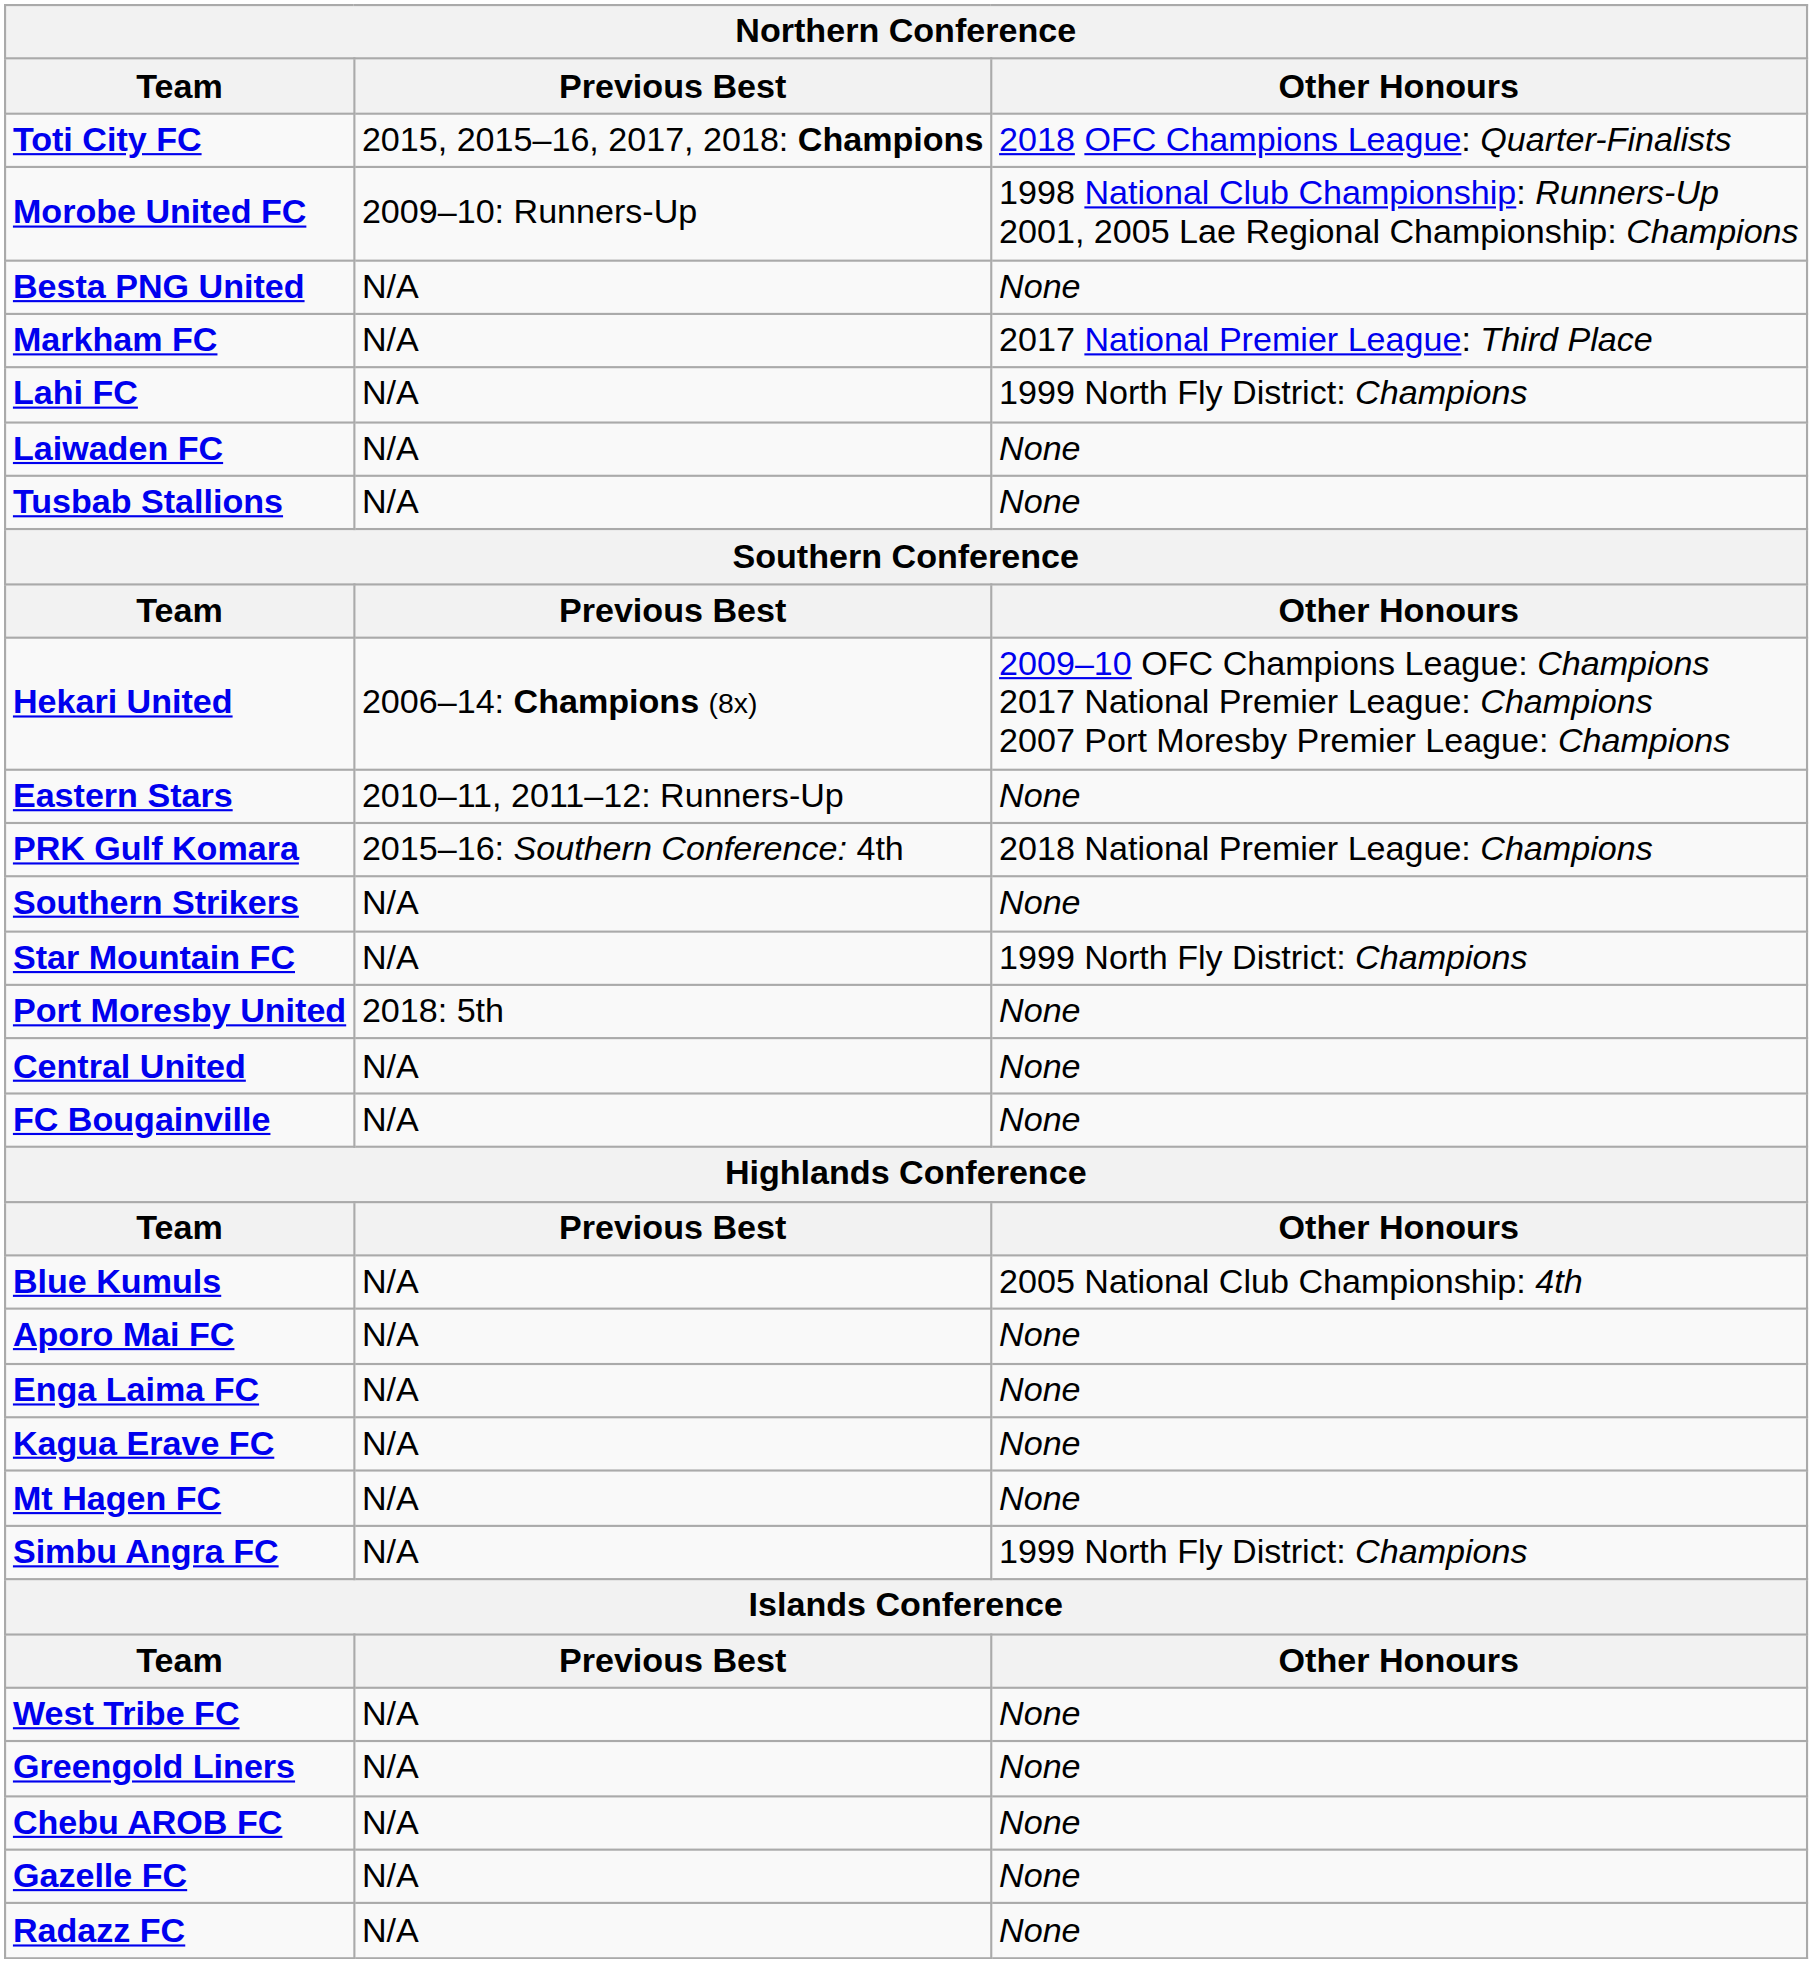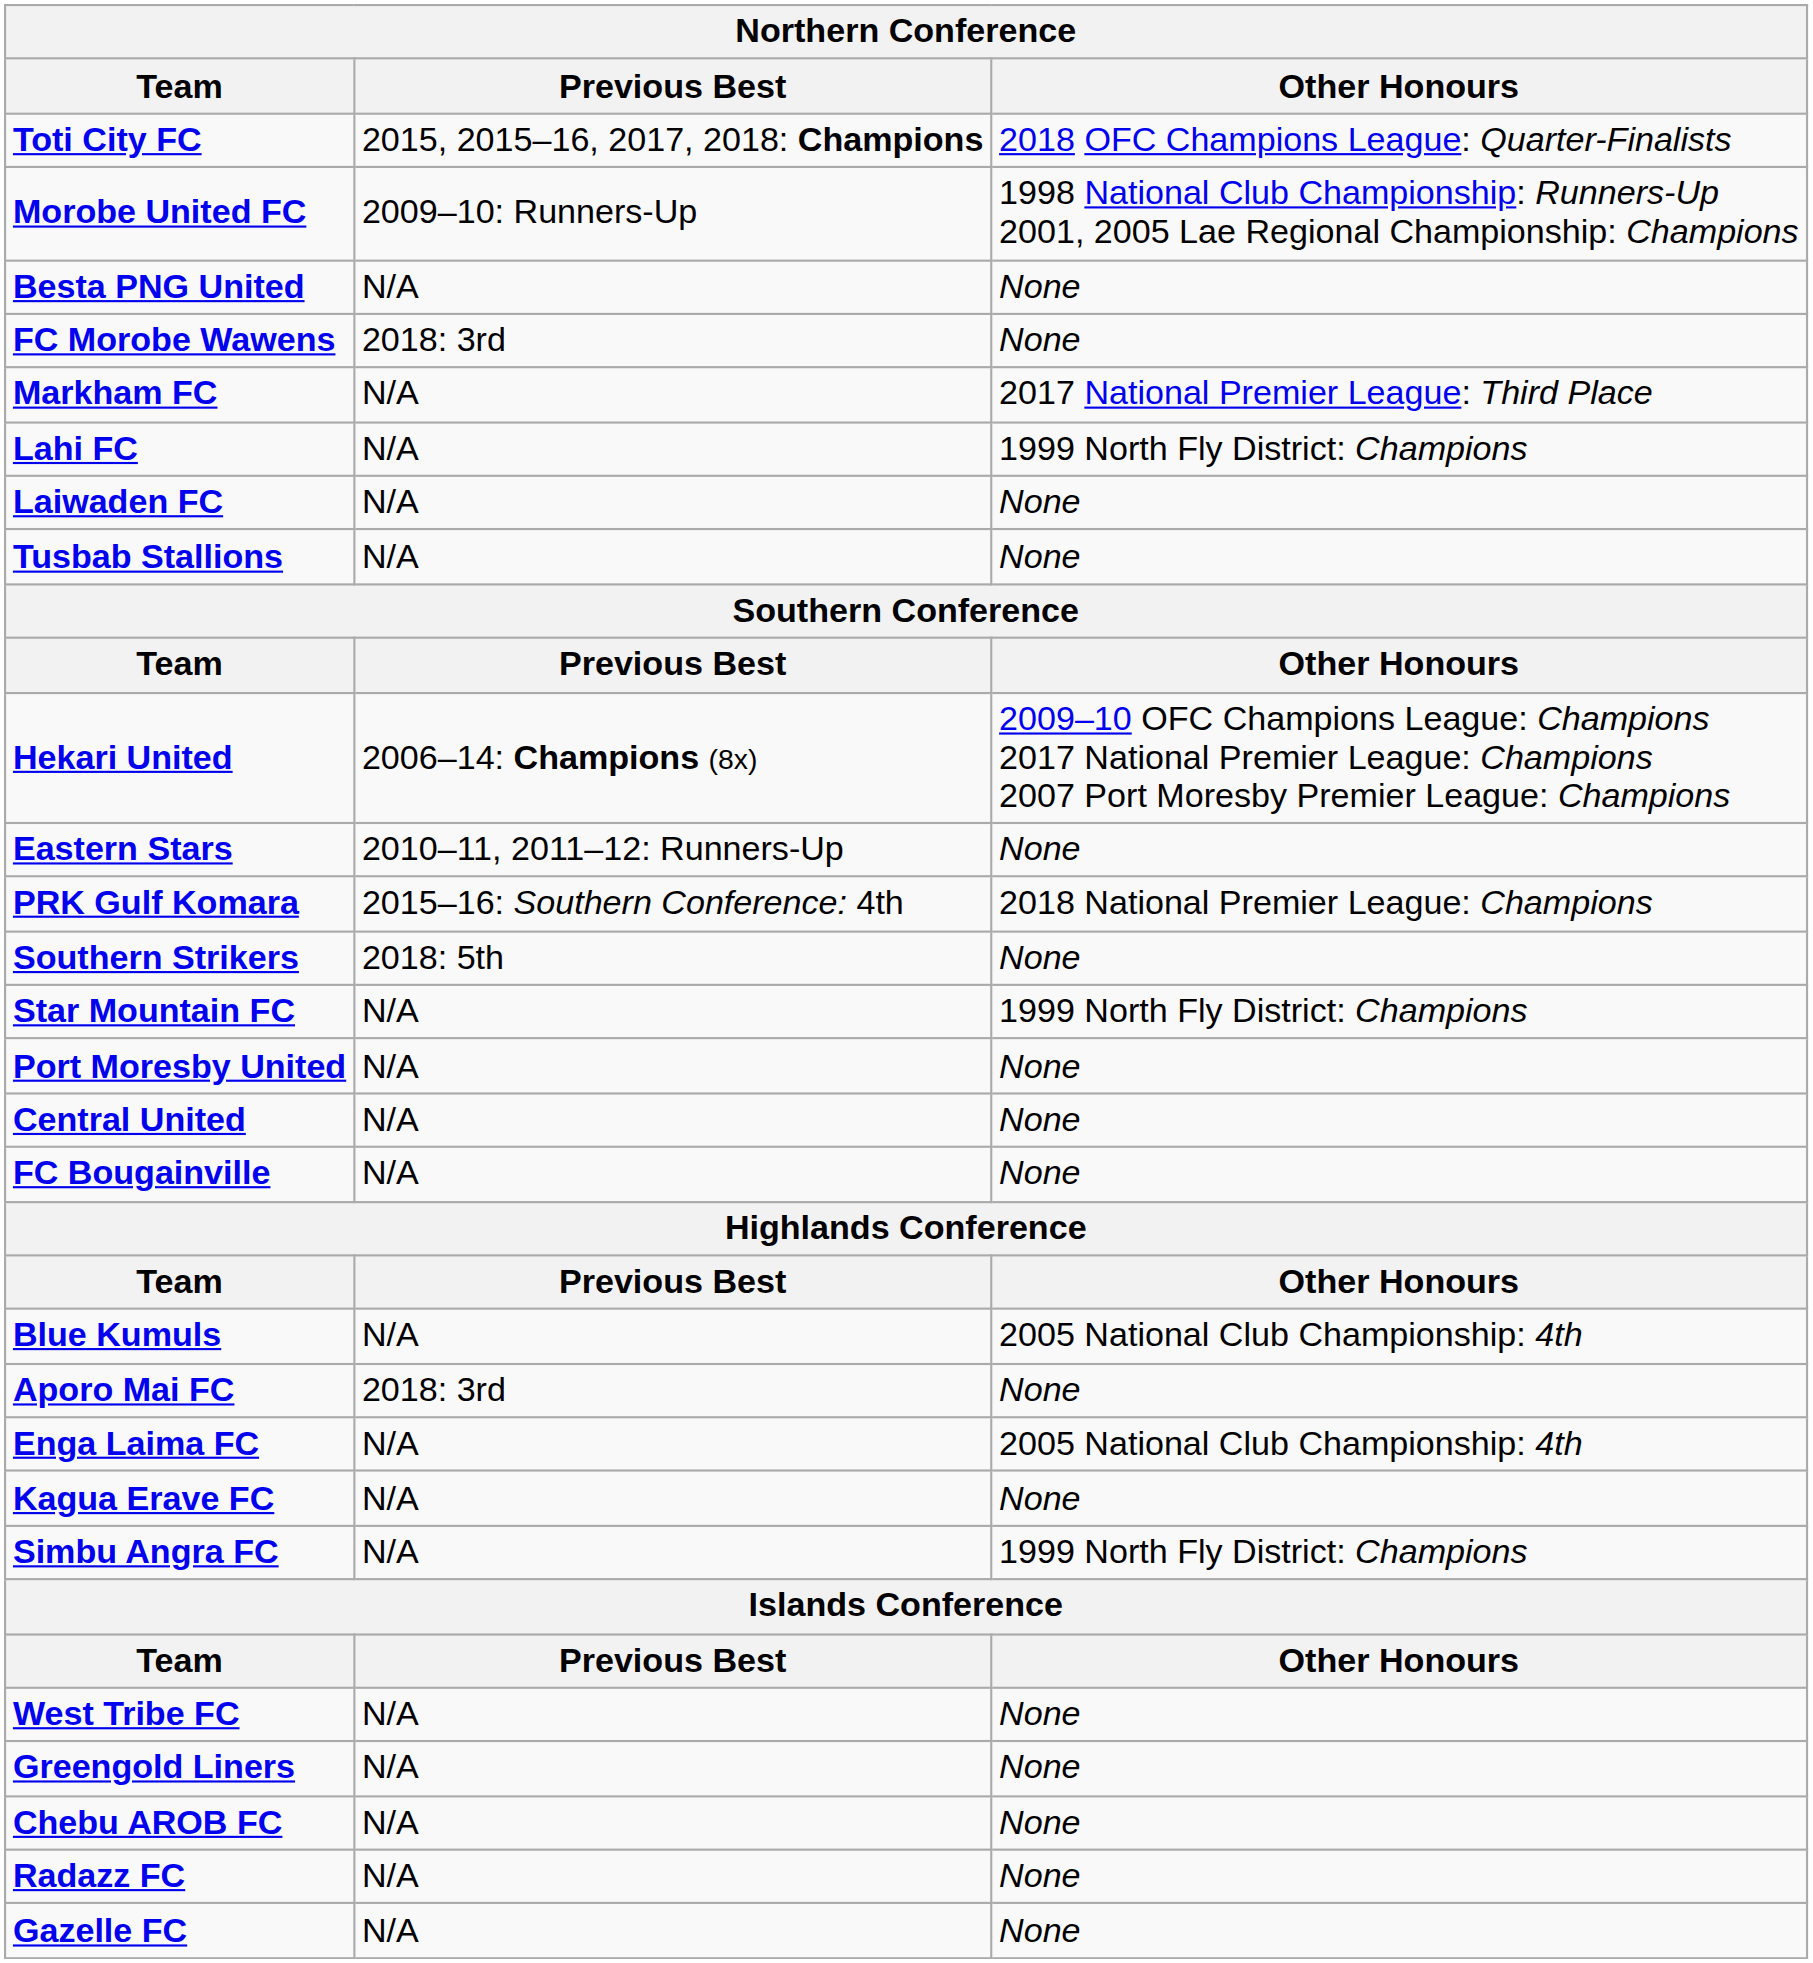+ row: (174, 340)
(390, 903) N/A -> (433, 957) 2018: 5th
(433, 1011) 2018: 5th -> (390, 1065) N/A
(390, 1335) N/A -> (434, 1389) 2018: 3rd
(1040, 1389) None -> (1291, 1443) 2005 National Club Championship: 4th
- row: (117, 1497)
rows swapped: (99, 1930) <-> (100, 1876)
